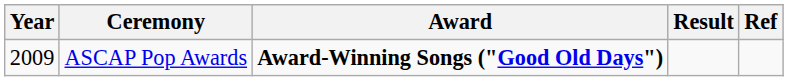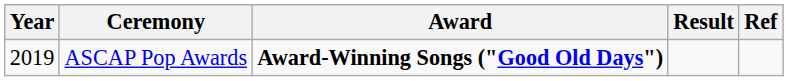(32, 57) 2009 -> (32, 57) 2019
